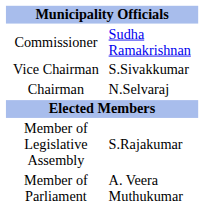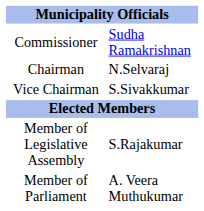rows swapped: (56, 89) <-> (56, 69)
